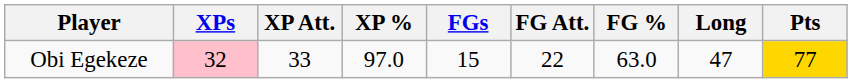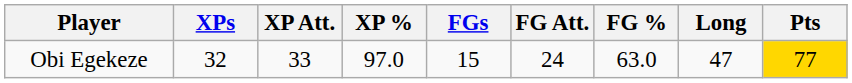(215, 58) pink background -> (215, 58) no background
(552, 58) 22 -> (552, 58) 24
